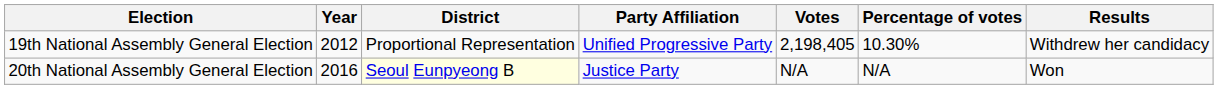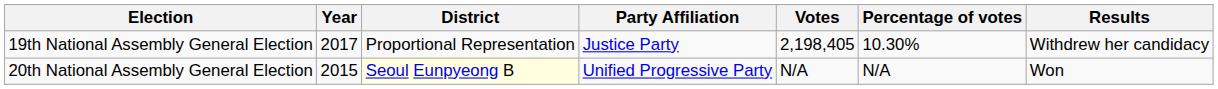(339, 44) 2012 -> (339, 44) 2017
(677, 44) Unified Progressive Party -> (631, 44) Justice Party
(339, 71) 2016 -> (339, 71) 2015
(631, 71) Justice Party -> (677, 71) Unified Progressive Party
